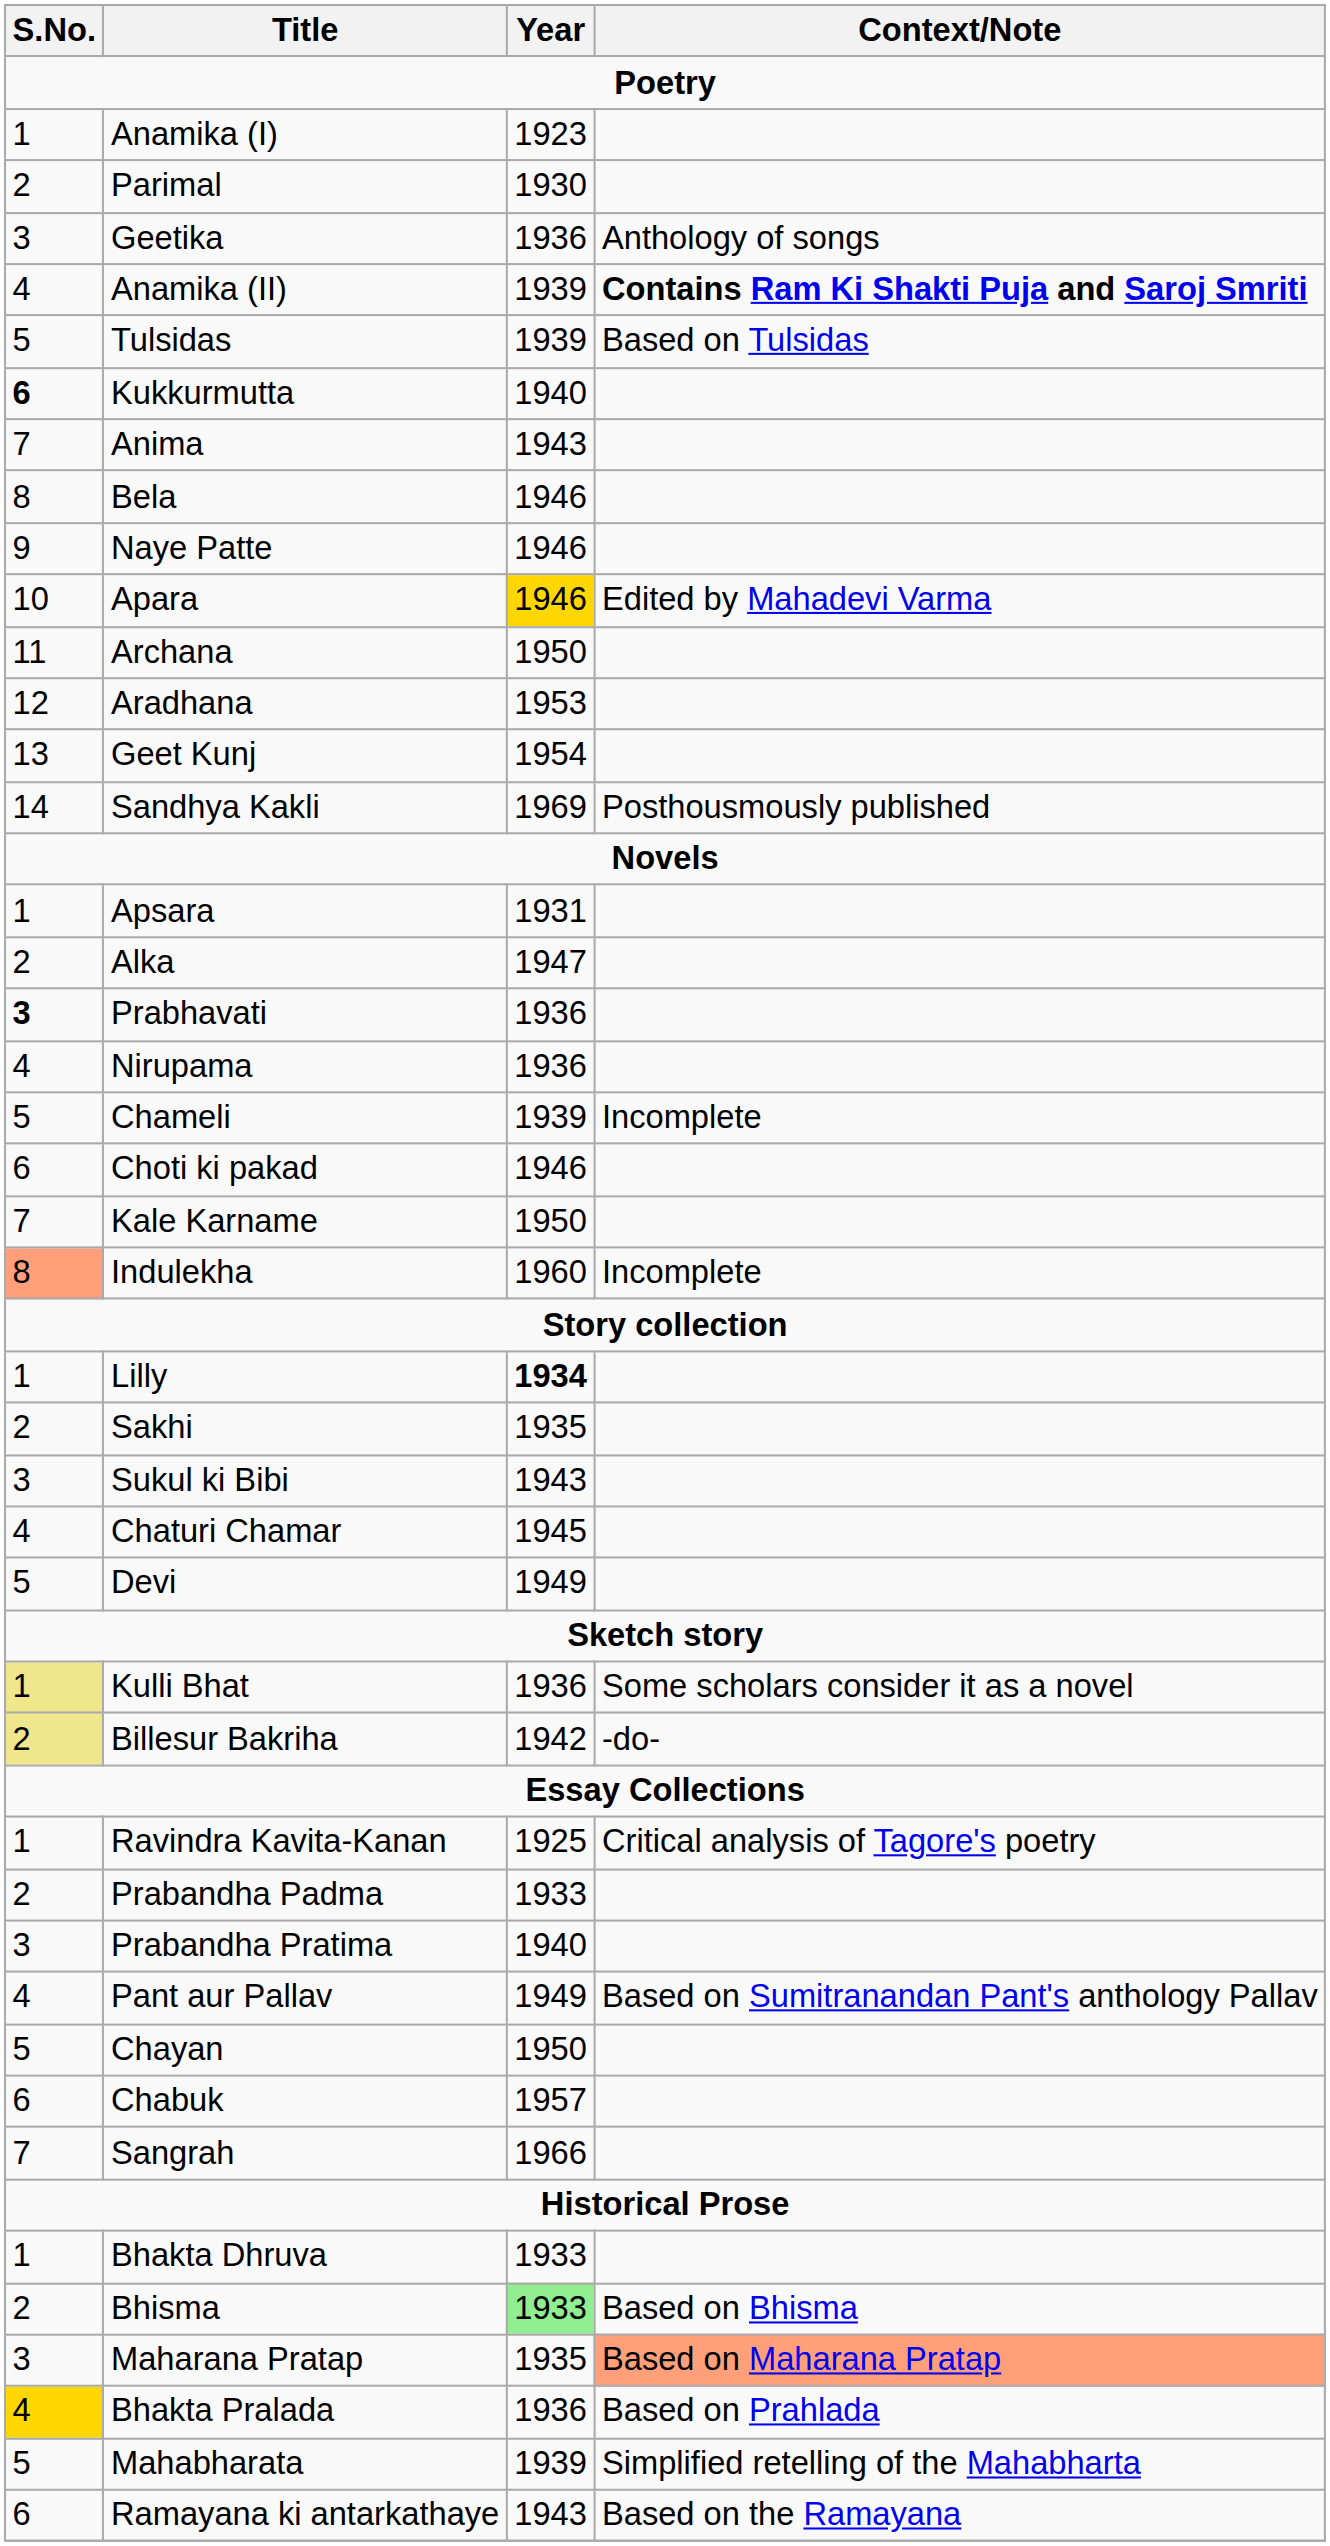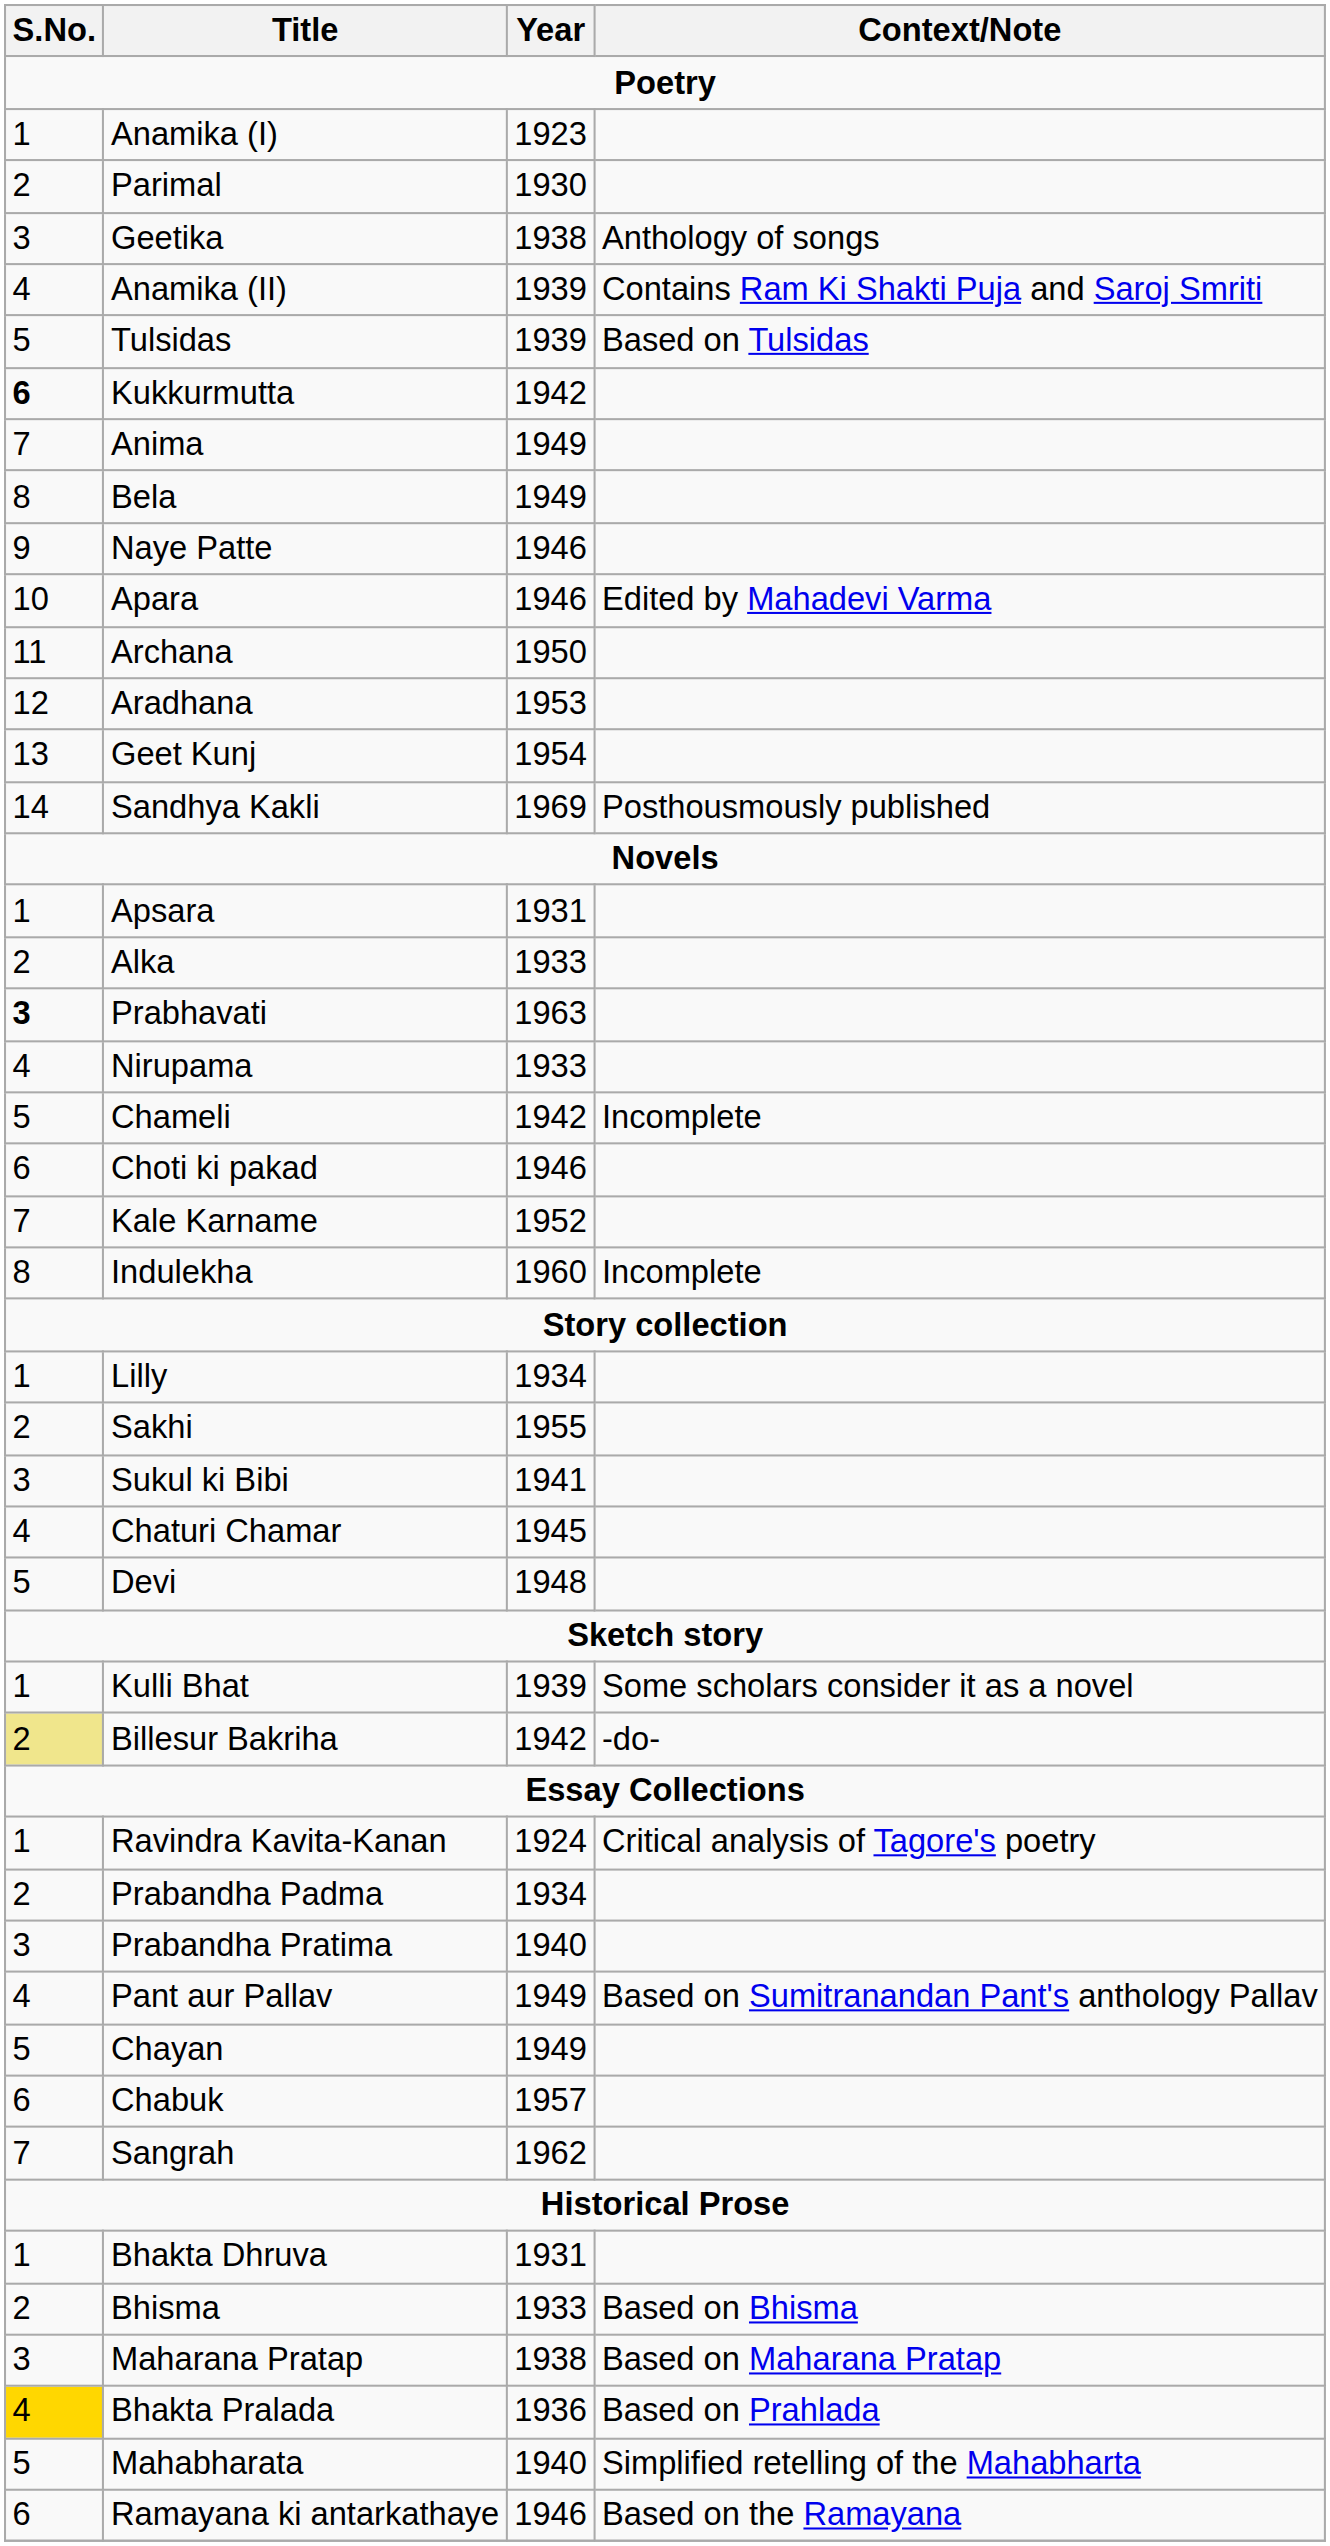(551, 237) 1936 -> (551, 237) 1938
(955, 289) bold -> (932, 289) normal
(551, 392) 1940 -> (551, 392) 1942
(551, 444) 1943 -> (551, 444) 1949
(551, 496) 1946 -> (551, 496) 1949
(551, 599) gold background -> (551, 599) no background
(551, 962) 1947 -> (551, 962) 1933
(551, 1013) 1936 -> (551, 1013) 1963
(551, 1065) 1936 -> (551, 1065) 1933
(551, 1117) 1939 -> (551, 1117) 1942
(551, 1220) 1950 -> (551, 1220) 1952
(22, 1272) lightsalmon background -> (22, 1272) no background
(551, 1376) bold -> (551, 1376) normal
(551, 1428) 1935 -> (551, 1428) 1955
(551, 1479) 1943 -> (551, 1479) 1941
(551, 1583) 1949 -> (551, 1583) 1948
(22, 1686) khaki background -> (22, 1686) no background
(551, 1686) 1936 -> (551, 1686) 1939
(551, 1842) 1925 -> (551, 1842) 1924
(551, 1893) 1933 -> (551, 1893) 1934
(551, 2049) 1950 -> (551, 2049) 1949
(551, 2152) 1966 -> (551, 2152) 1962
(551, 2256) 1933 -> (551, 2256) 1931
(551, 2308) lightgreen background -> (551, 2308) no background
(551, 2359) 1935 -> (551, 2359) 1938
(802, 2359) lightsalmon background -> (802, 2359) no background
(551, 2463) 1939 -> (551, 2463) 1940
(551, 2515) 1943 -> (551, 2515) 1946
